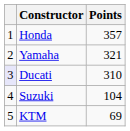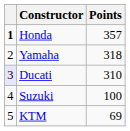(10, 35) normal -> (10, 35) bold
(113, 55) 321 -> (113, 55) 318
(113, 96) 104 -> (113, 96) 100
